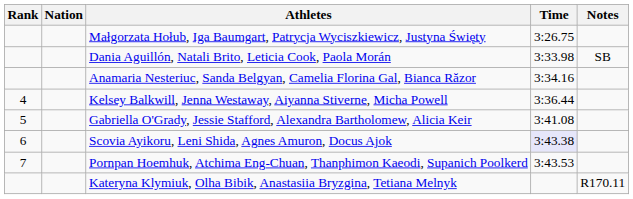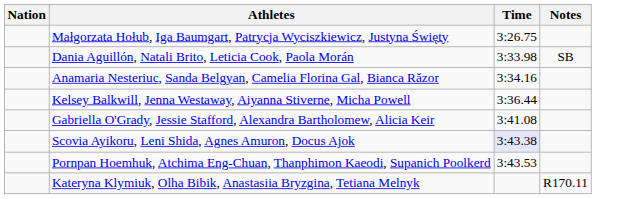- column: (23, 15)
